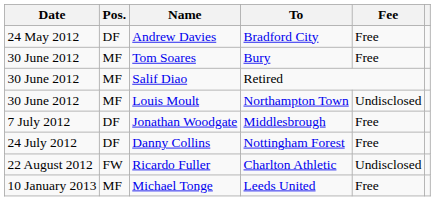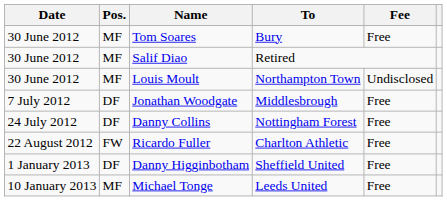- row: (174, 36)
(388, 164) Undisclosed -> (379, 143) Free
+ row: (191, 164)
